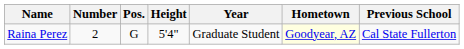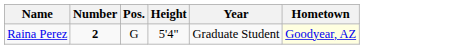- column: (409, 14)
(95, 34) normal -> (95, 34) bold
